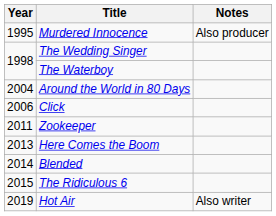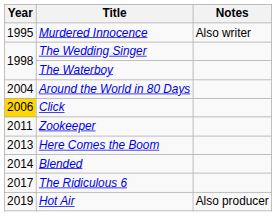(232, 32) Also producer -> (223, 32) Also writer
(20, 107) no background -> (20, 107) gold background
(20, 182) 2015 -> (20, 182) 2017
(223, 201) Also writer -> (232, 201) Also producer
